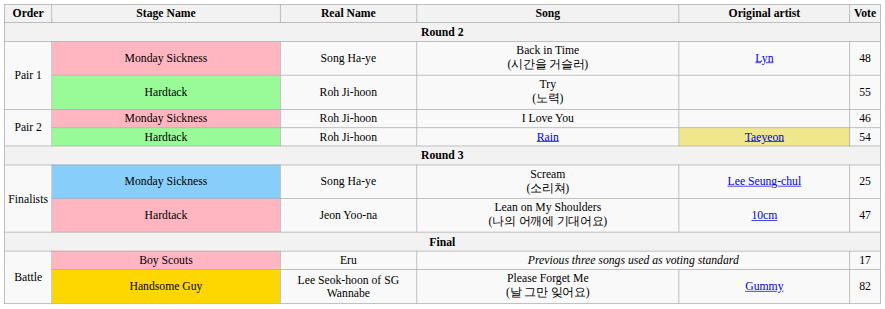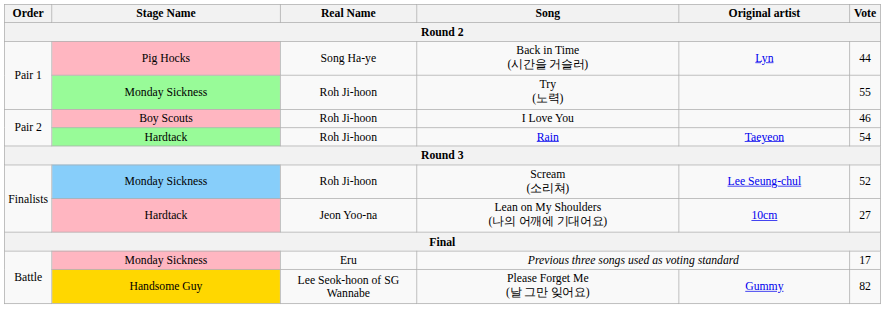(166, 58) Monday Sickness -> (166, 58) Pig Hocks
(865, 58) 48 -> (865, 58) 44
(166, 92) Hardtack -> (166, 92) Monday Sickness
(166, 118) Monday Sickness -> (166, 118) Boy Scouts
(764, 137) khaki background -> (764, 137) no background
(348, 181) Song Ha-ye -> (348, 181) Roh Ji-hoon
(865, 181) 25 -> (865, 181) 52
(865, 215) 47 -> (865, 215) 27
(166, 260) Boy Scouts -> (166, 260) Monday Sickness
